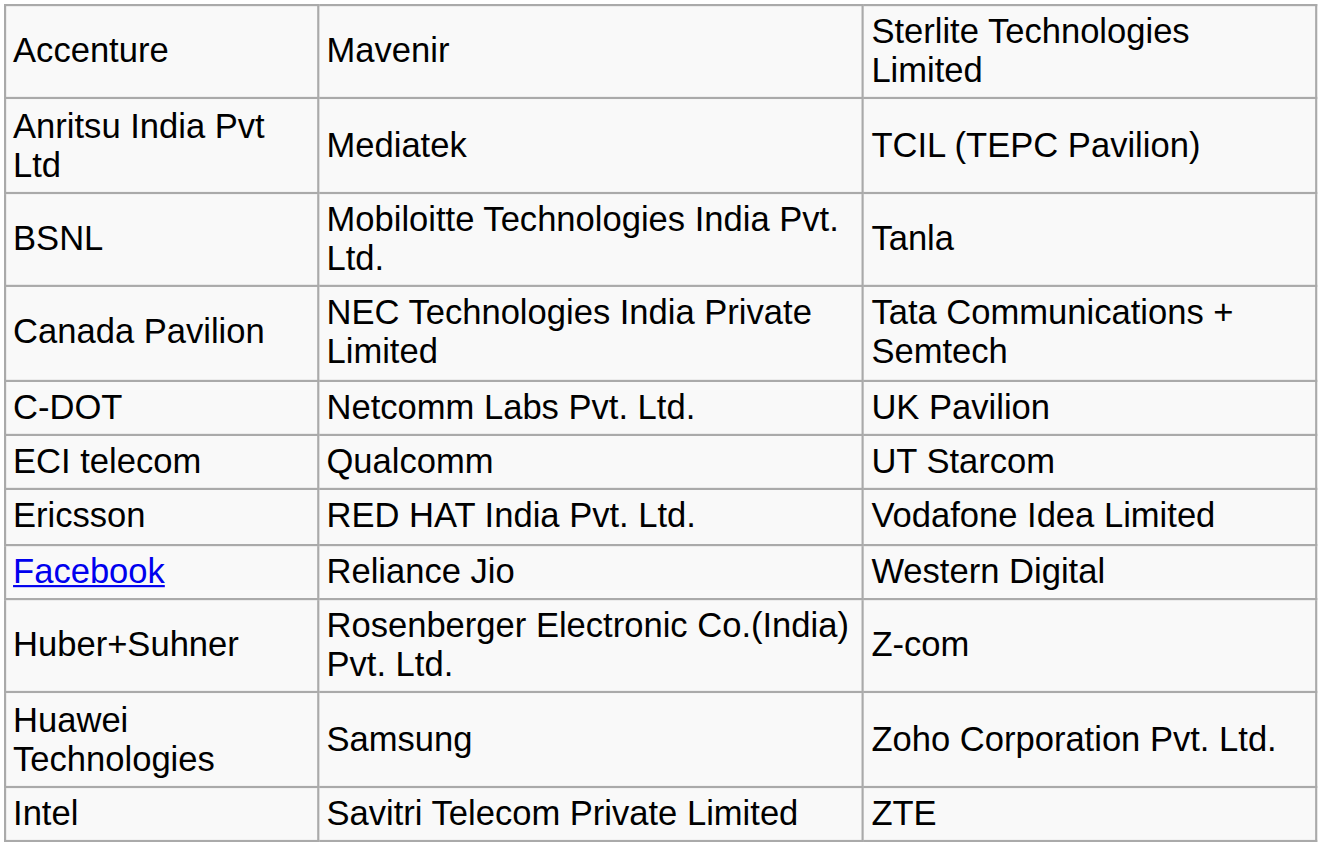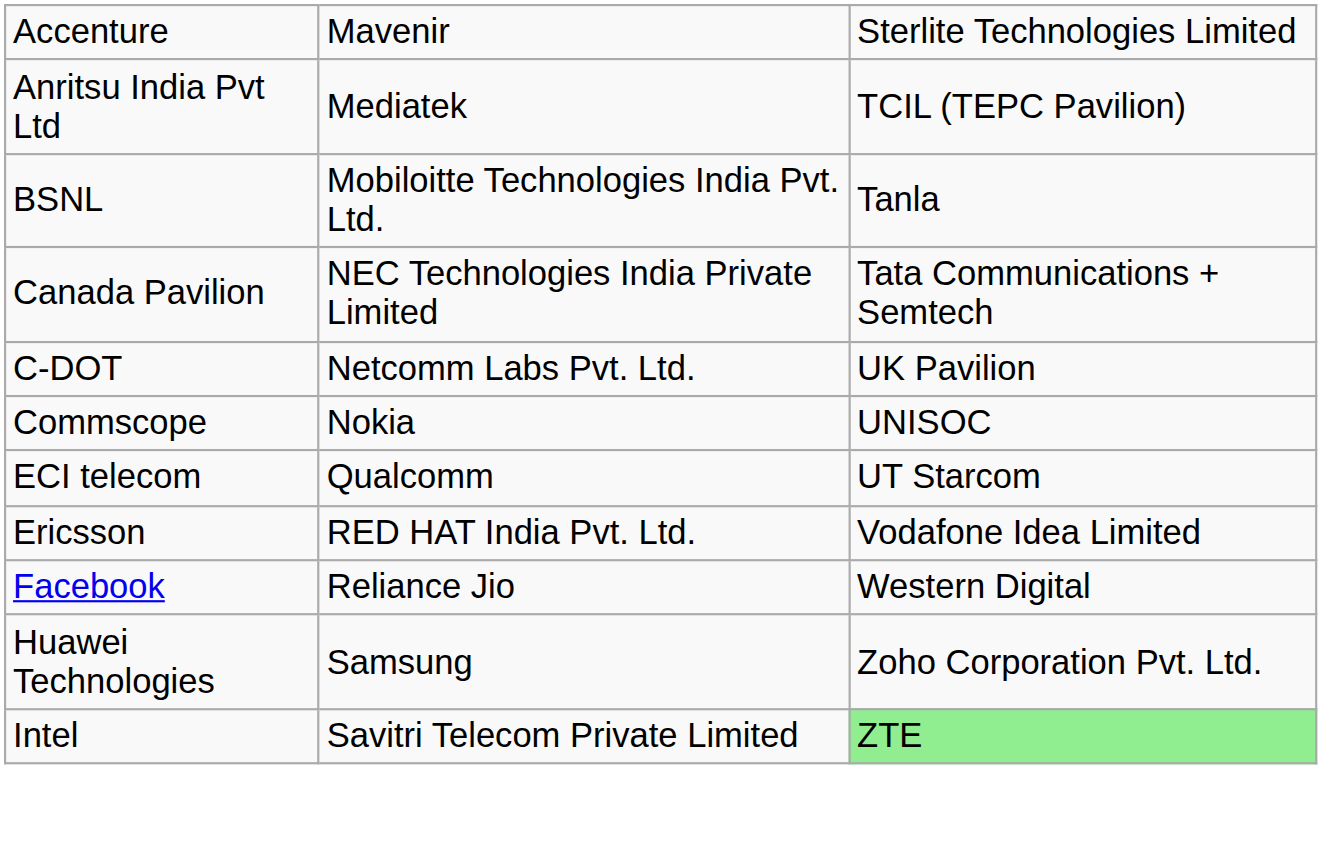+ row: (110, 422)
- row: (126, 645)
(904, 813) no background -> (890, 735) lightgreen background
